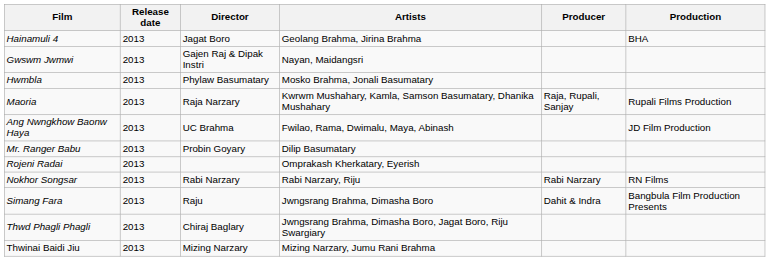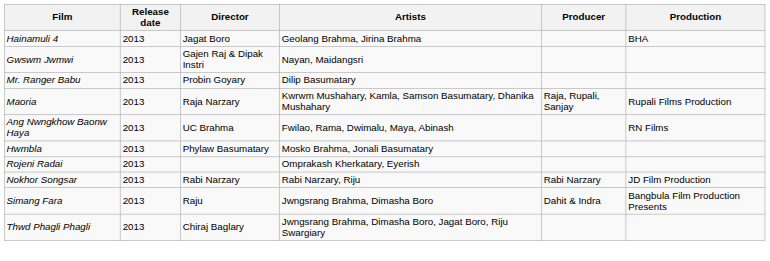rows swapped: (24, 80) <-> (44, 149)
(669, 128) JD Film Production -> (648, 128) RN Films
(648, 179) RN Films -> (669, 179) JD Film Production
- row: (43, 248)
